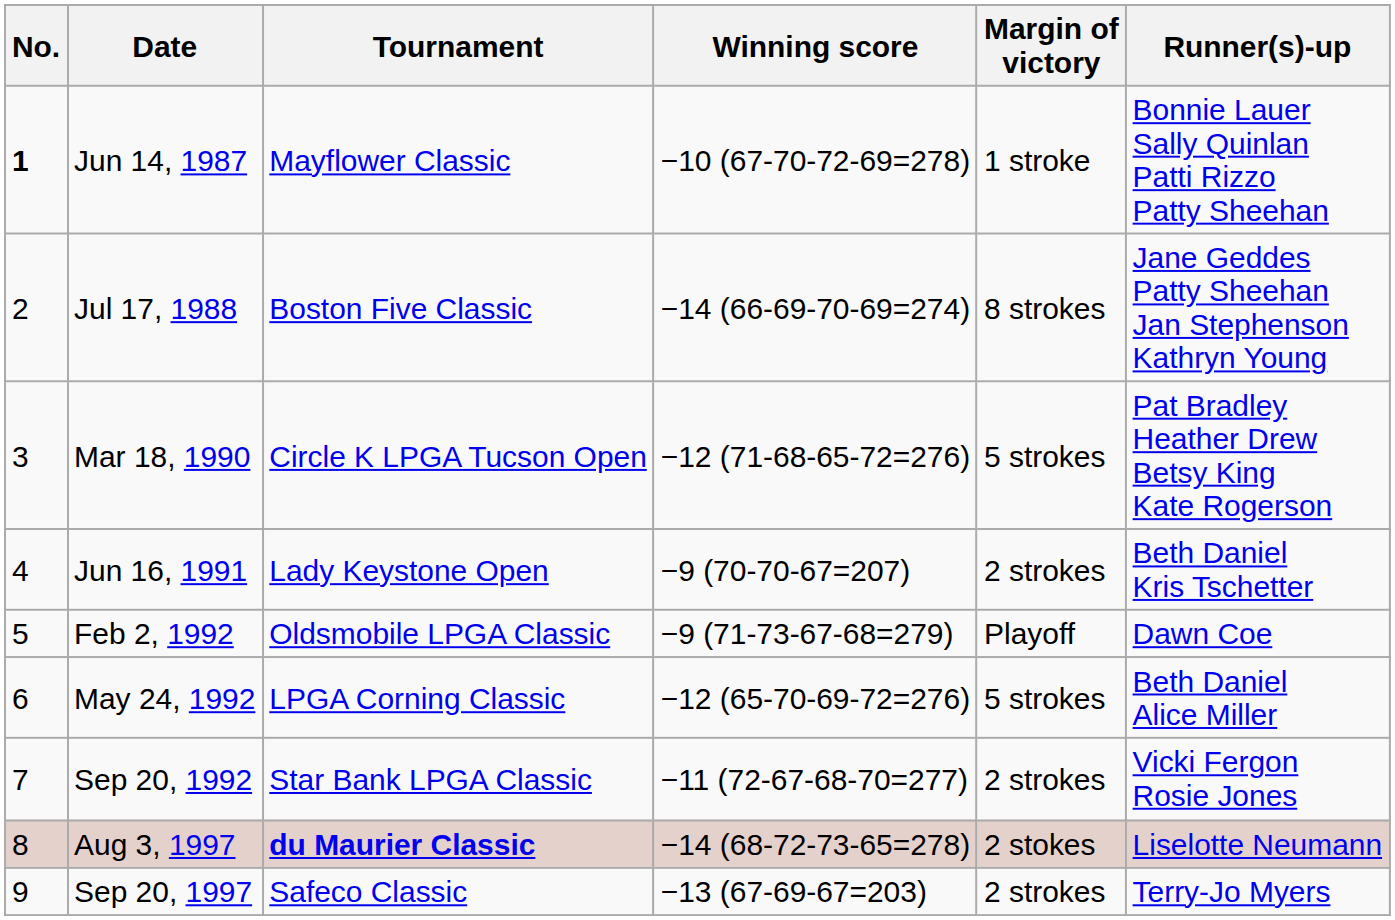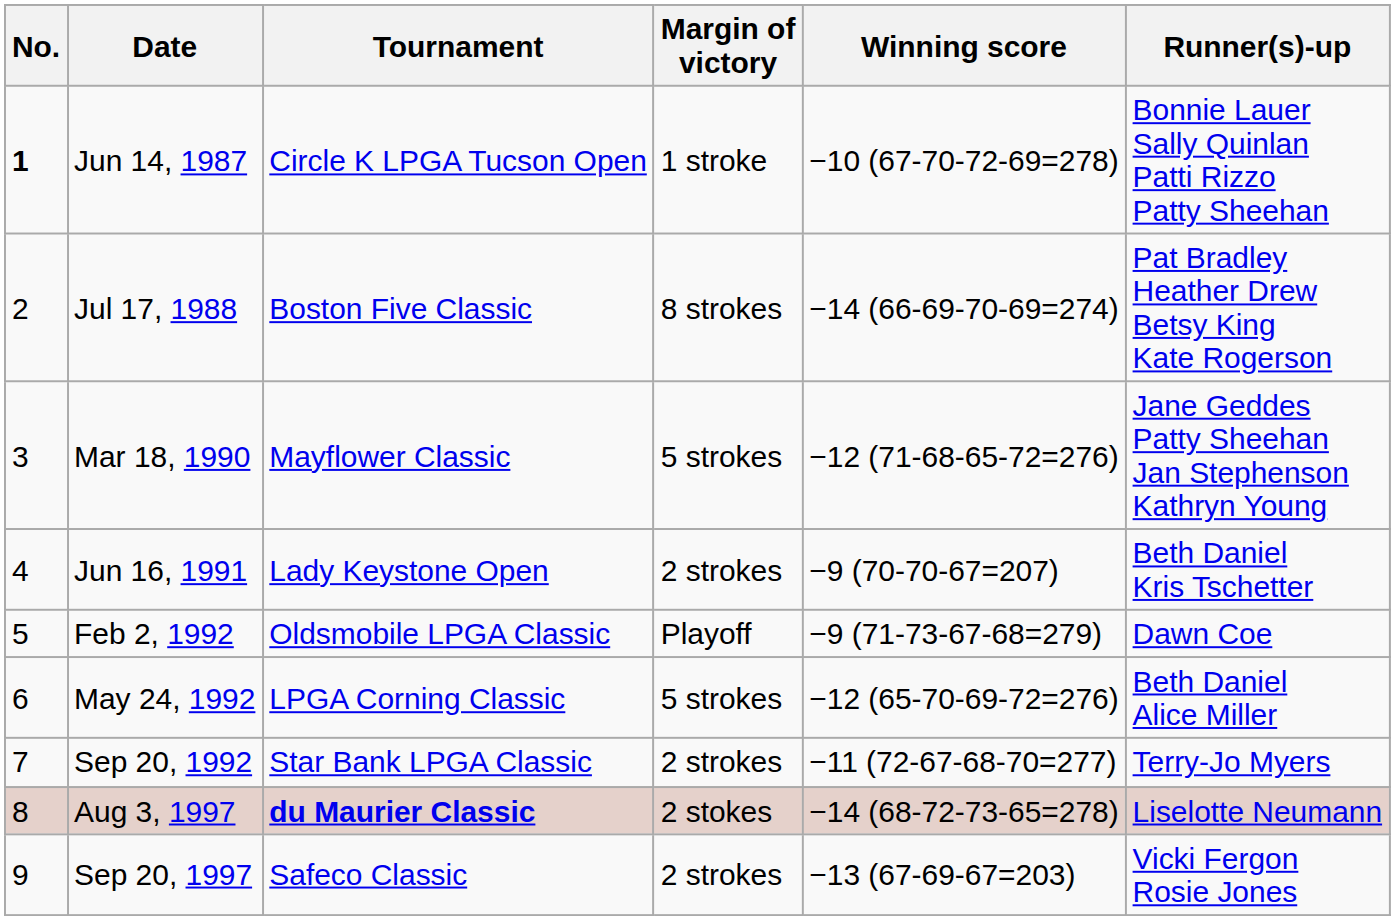columns swapped: (815, 46) <-> (1051, 46)
(390, 160) Mayflower Classic -> (458, 160) Circle K LPGA Tucson Open
(1241, 308) Jane Geddes Patty Sheehan Jan Stephenson Kathryn Young -> (1232, 308) Pat Bradley Heather Drew Betsy King Kate Rogerson
(458, 456) Circle K LPGA Tucson Open -> (390, 456) Mayflower Classic
(1232, 456) Pat Bradley Heather Drew Betsy King Kate Rogerson -> (1241, 456) Jane Geddes Patty Sheehan Jan Stephenson Kathryn Young
(1215, 779) Vicki Fergon Rosie Jones -> (1232, 763) Terry-Jo Myers
(1232, 891) Terry-Jo Myers -> (1215, 874) Vicki Fergon Rosie Jones
